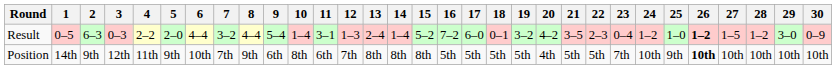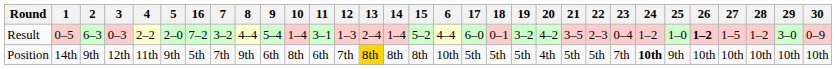columns swapped: (200, 14) <-> (449, 14)
(374, 54) no background -> (370, 54) gold background
(650, 54) normal -> (650, 54) bold
(703, 54) bold -> (704, 54) normal
